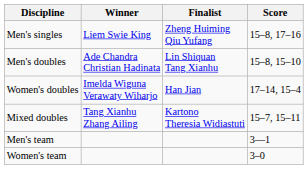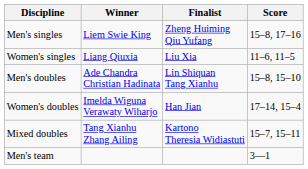+ row: (41, 56)
- row: (37, 156)
